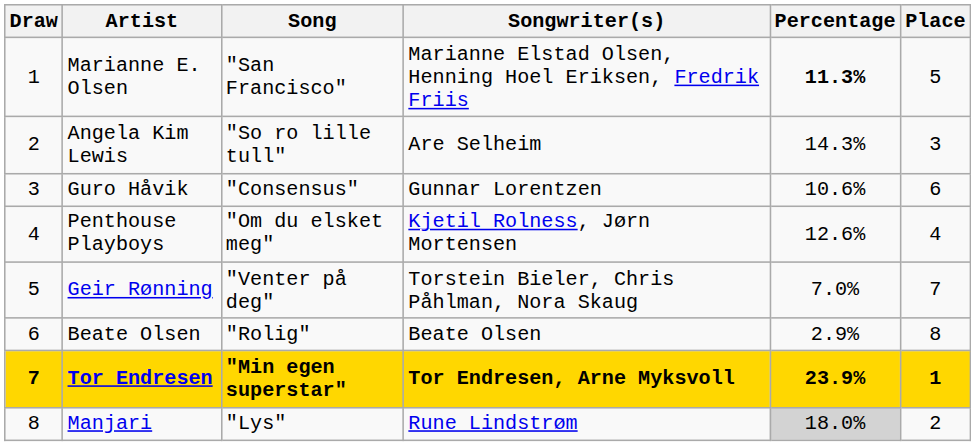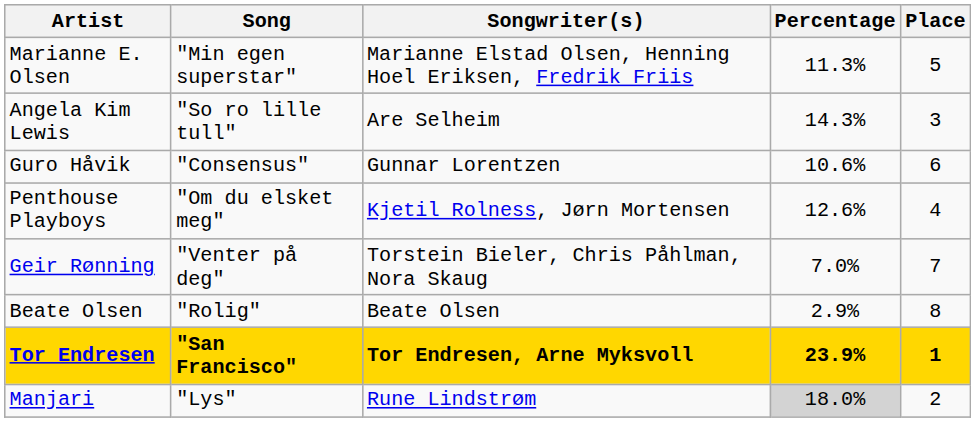- column: (34, 21)
(286, 77) "San Francisco" -> (237, 66) "Min egen superstar"
(835, 77) bold -> (835, 66) normal
(286, 379) "Min egen superstar" -> (237, 356) "San Francisco"
